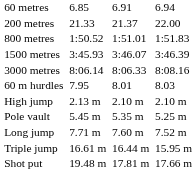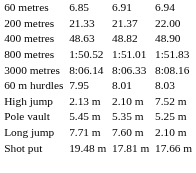+ row: (29, 38)
- row: (32, 54)
(171, 101) 2.10 m -> (171, 101) 7.52 m
(171, 132) 7.52 m -> (171, 132) 2.10 m
- row: (31, 148)
